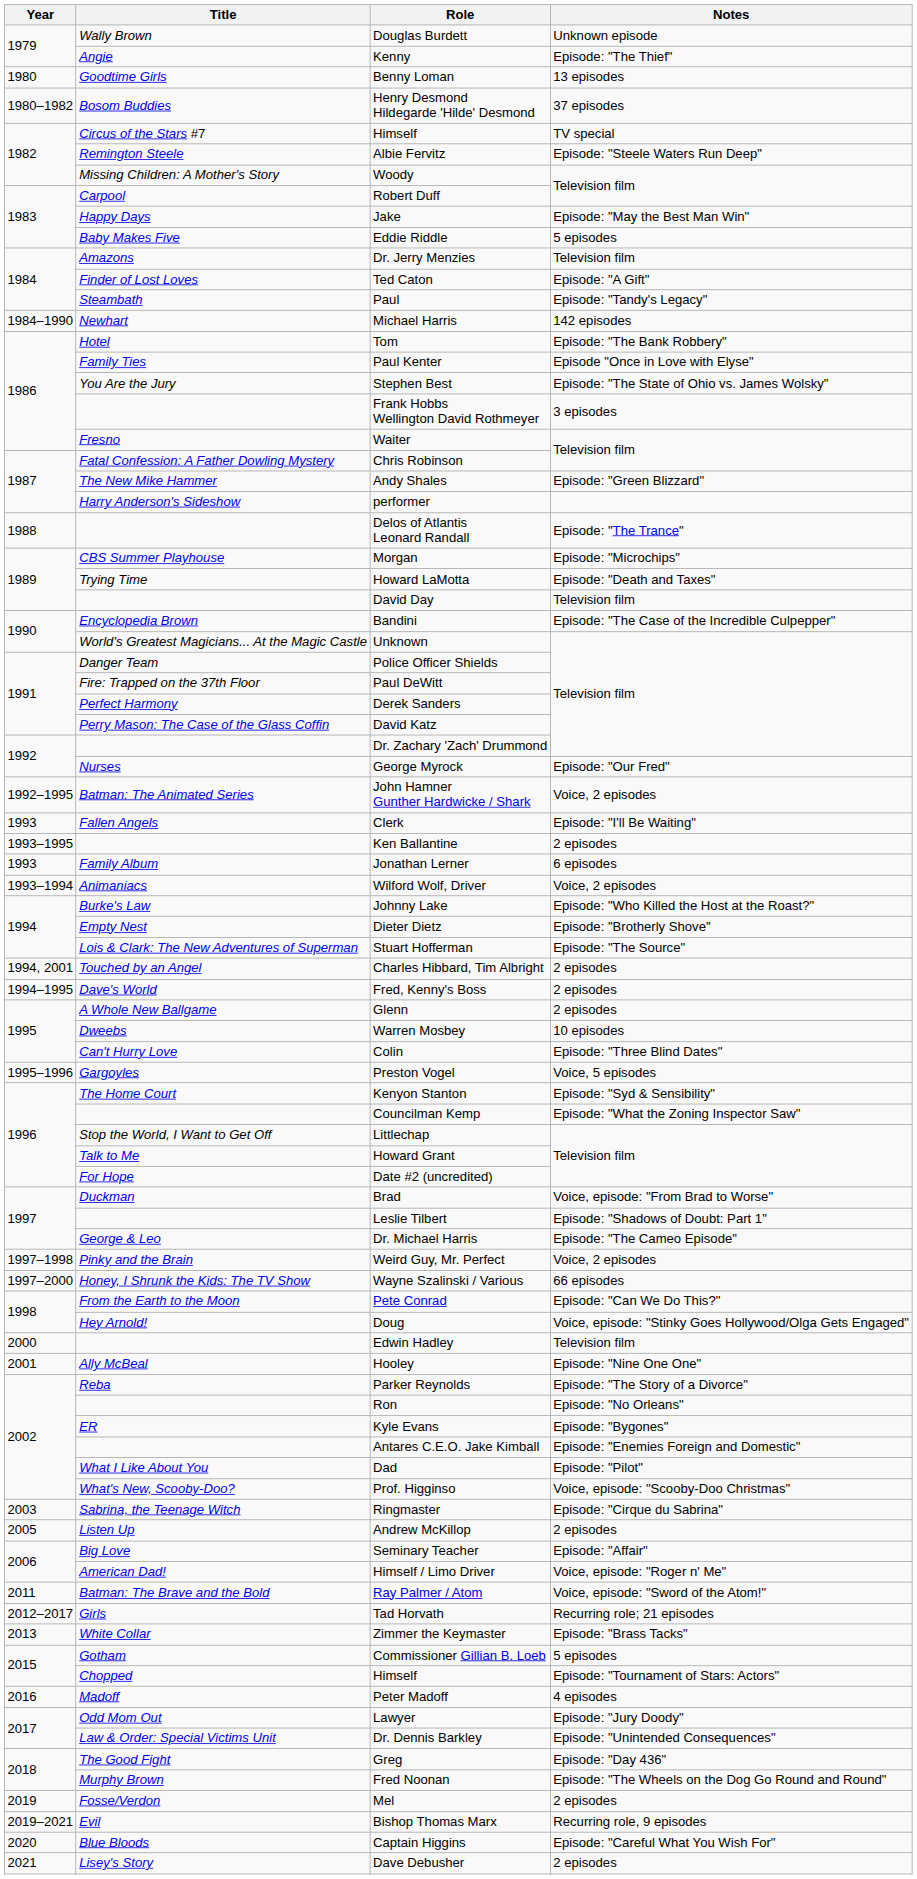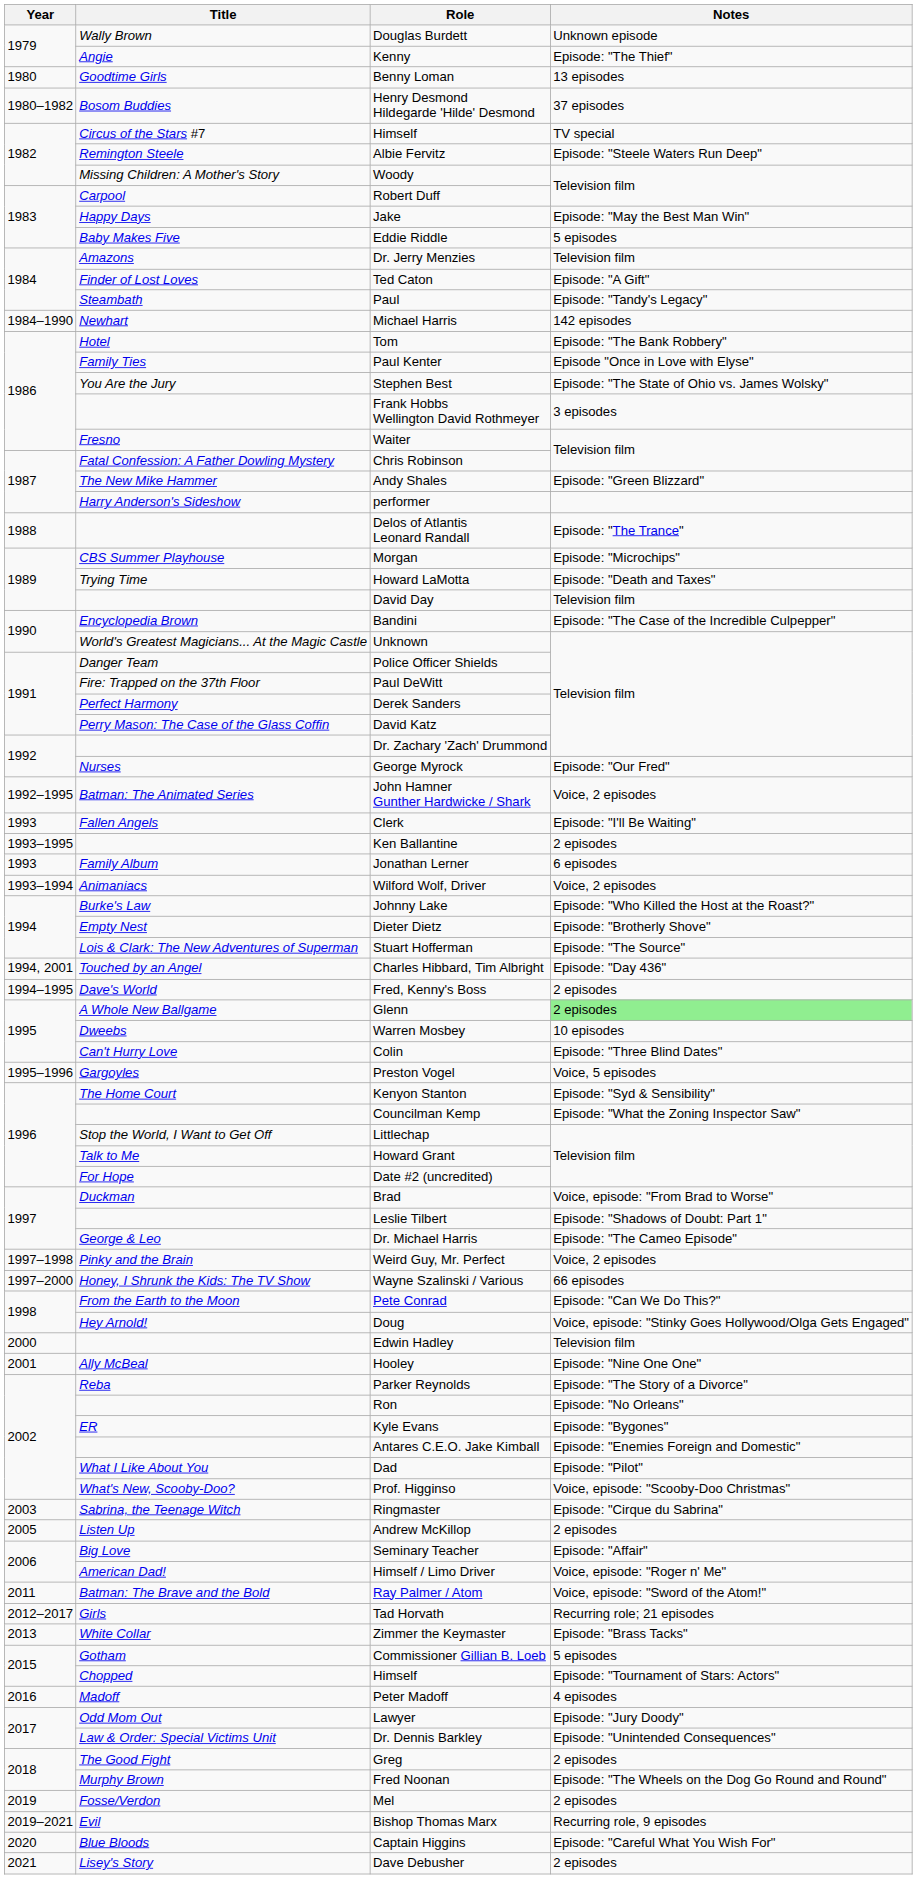(585, 968) 2 episodes -> (610, 968) Episode: "Day 436"
(585, 1010) no background -> (585, 1010) lightgreen background
(610, 1759) Episode: "Day 436" -> (585, 1759) 2 episodes
